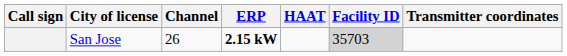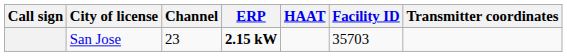(172, 39) 26 -> (172, 39) 23
(351, 39) lightgrey background -> (351, 39) no background
